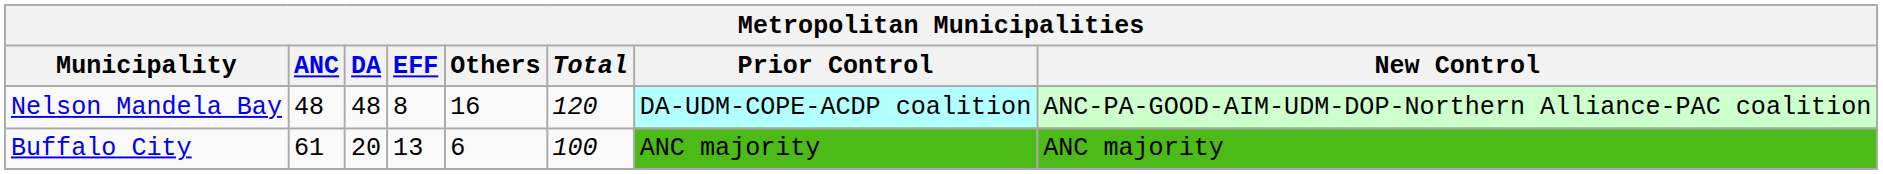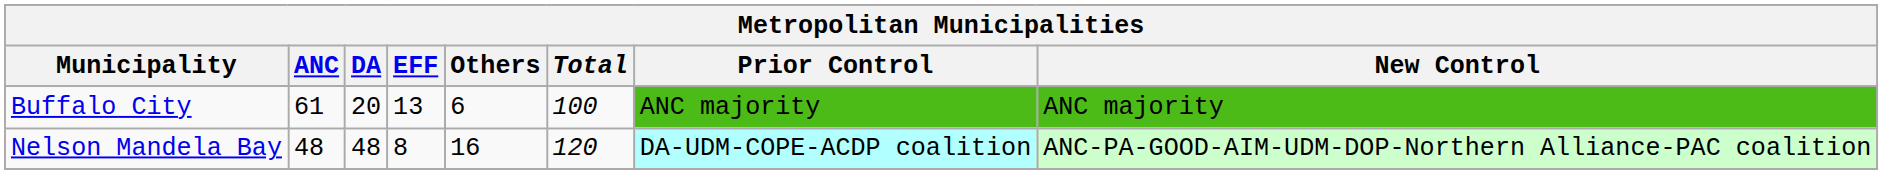rows swapped: (101, 148) <-> (146, 107)
